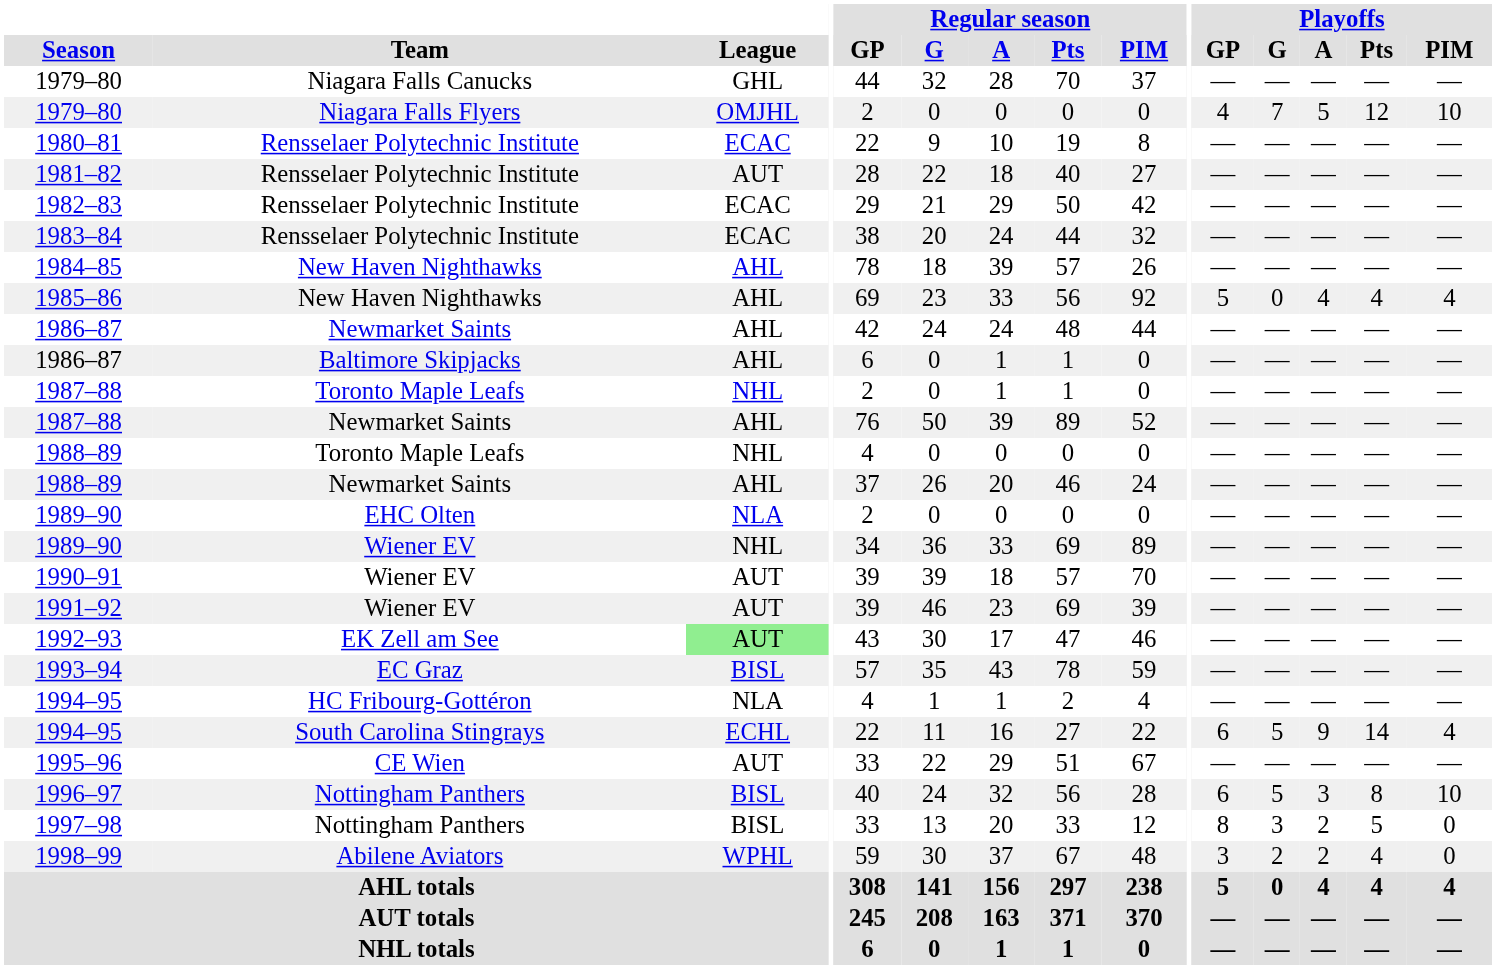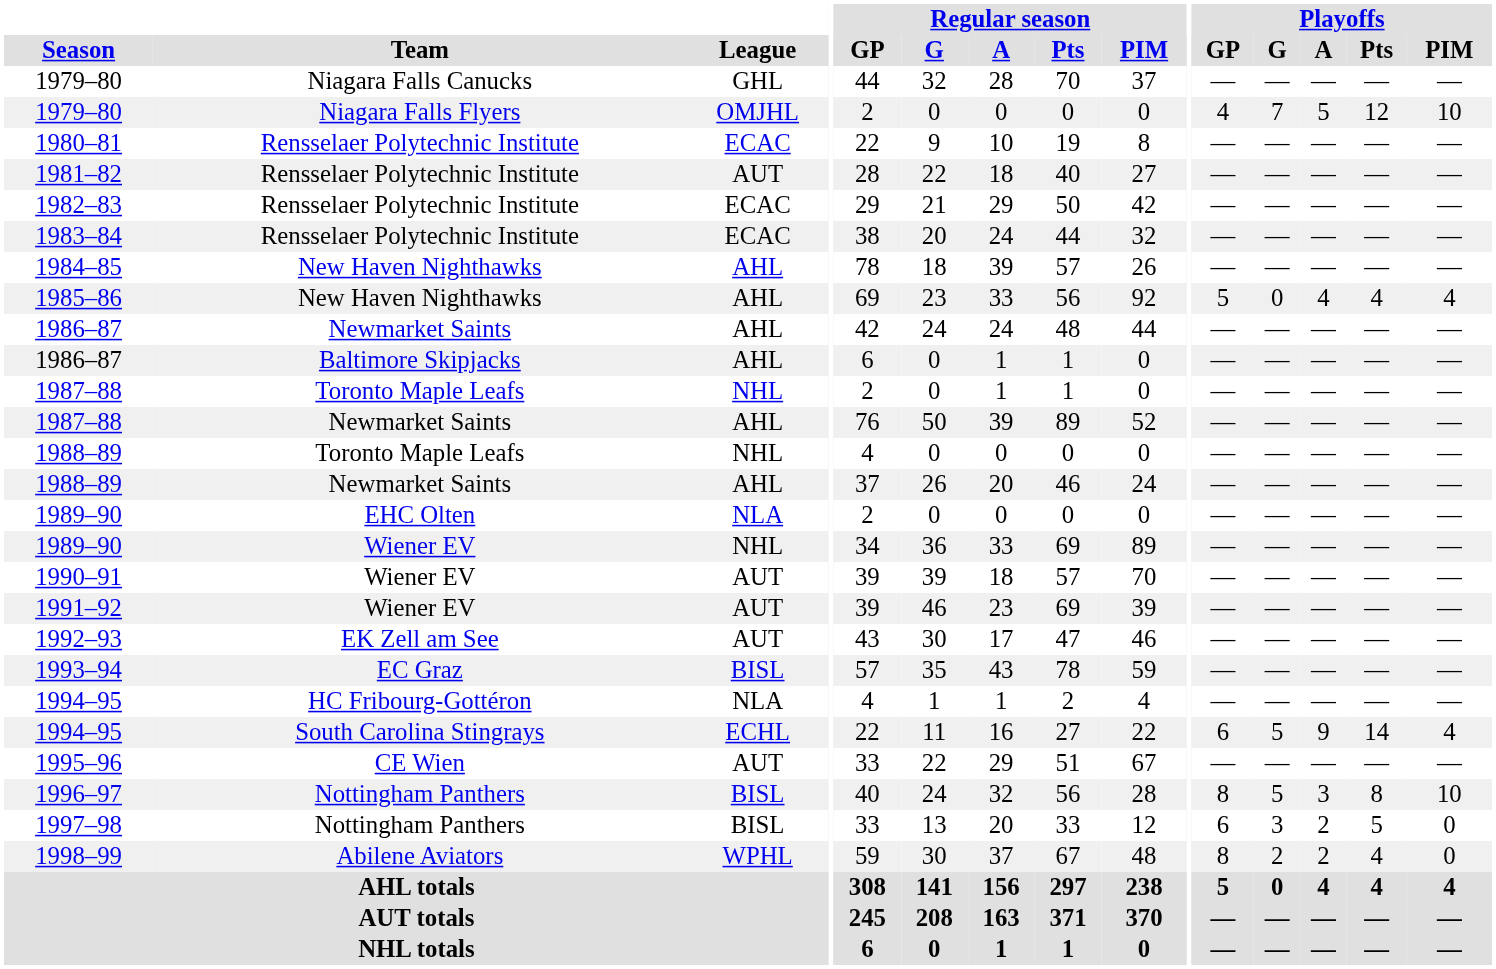(758, 639) lightgreen background -> (758, 639) no background
(1223, 794) 6 -> (1223, 794) 8
(1223, 825) 8 -> (1223, 825) 6
(1223, 856) 3 -> (1223, 856) 8
